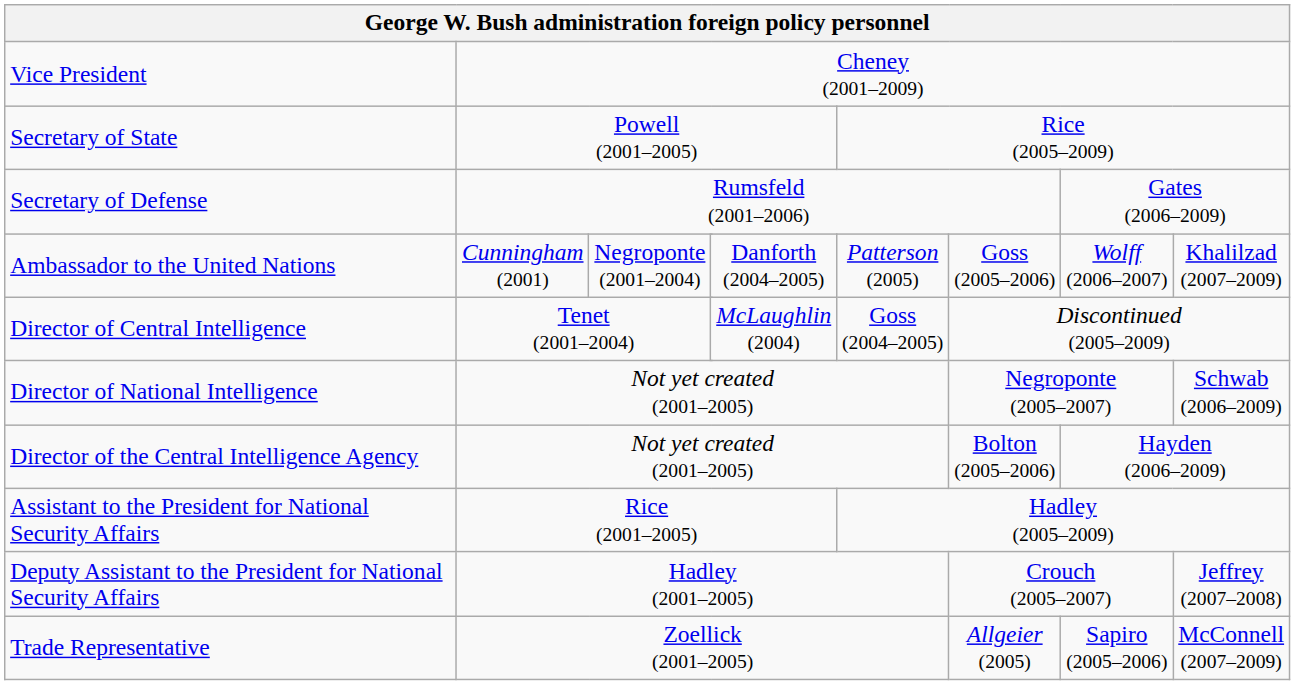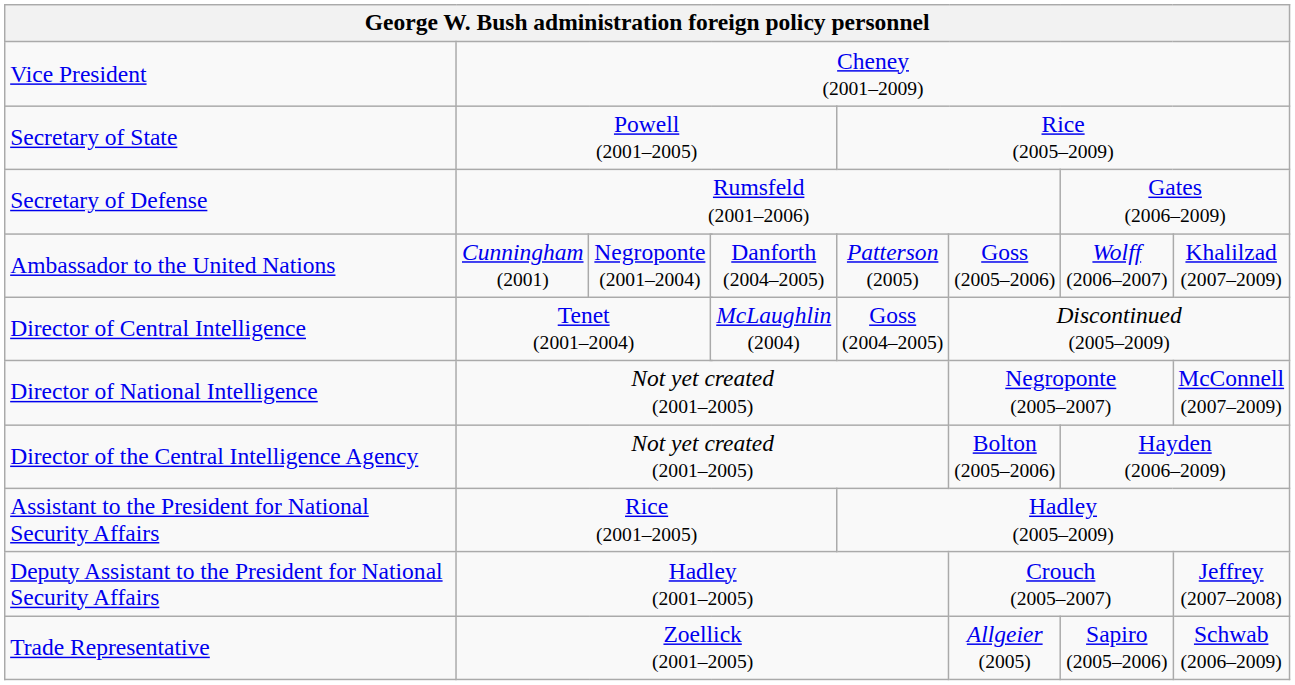(1231, 392) Schwab (2006–2009) -> (1231, 392) McConnell (2007–2009)
(1231, 647) McConnell (2007–2009) -> (1231, 647) Schwab (2006–2009)
